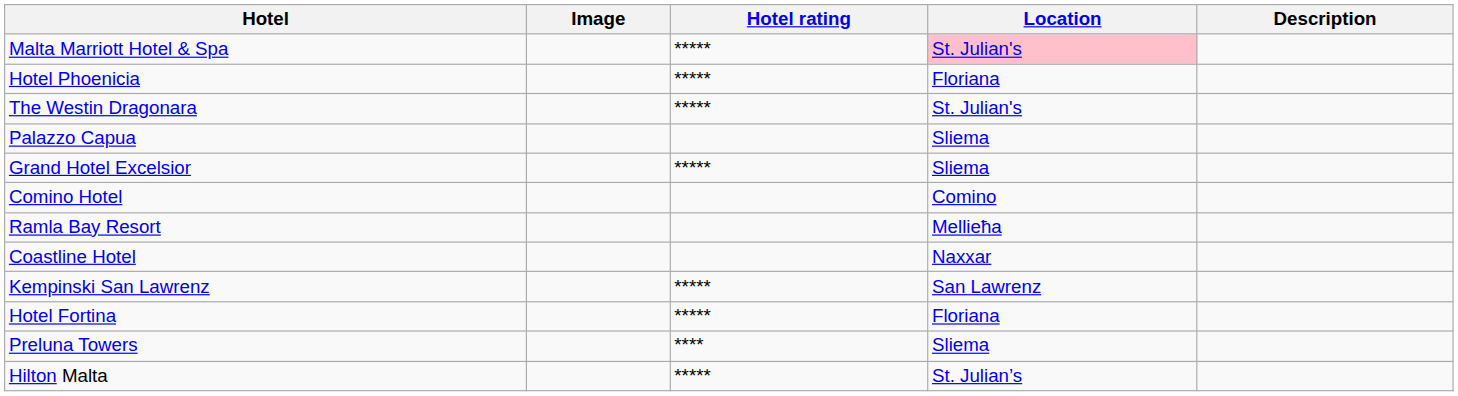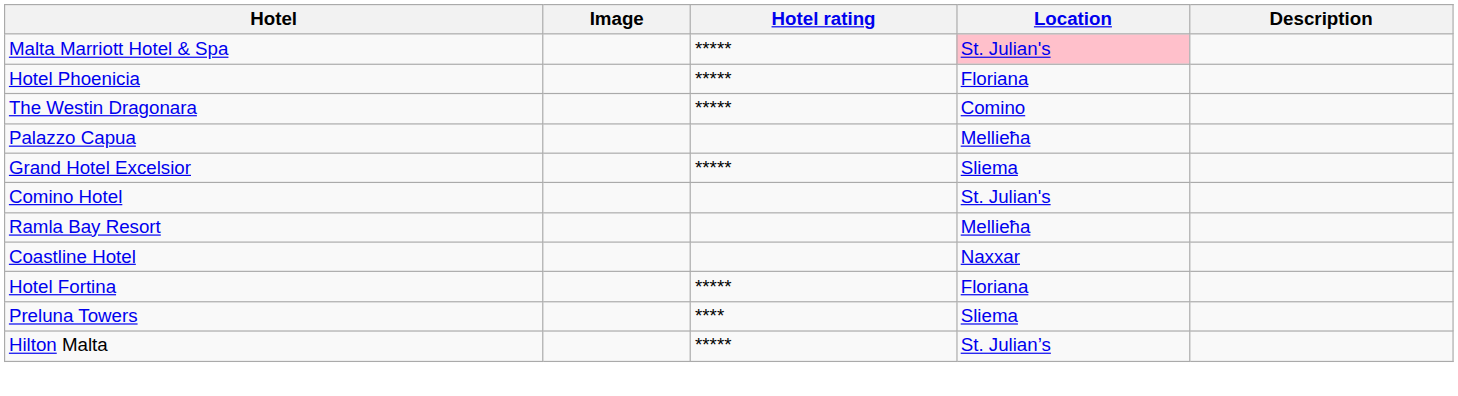(977, 108) St. Julian's -> (993, 108) Comino
(961, 138) Sliema -> (996, 138) Mellieħa
(964, 197) Comino -> (1006, 197) St. Julian's
- row: (109, 286)
